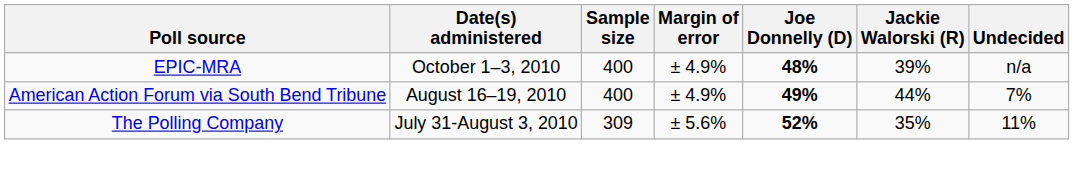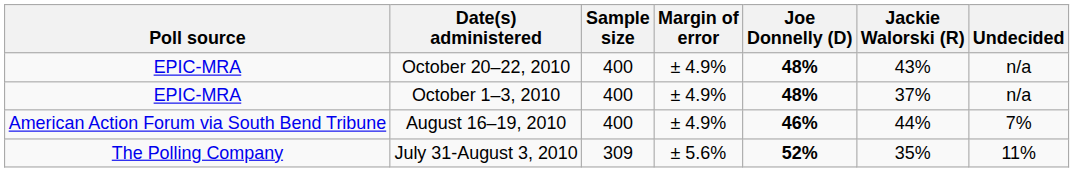+ row: (486, 67)
(913, 67) 39% -> (913, 95) 37%
(800, 95) 49% -> (800, 124) 46%
